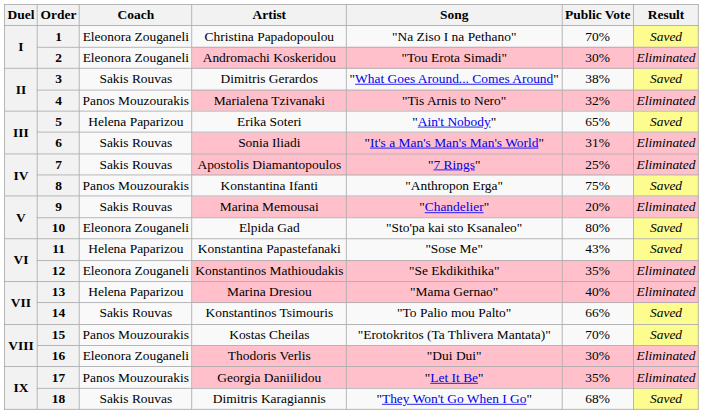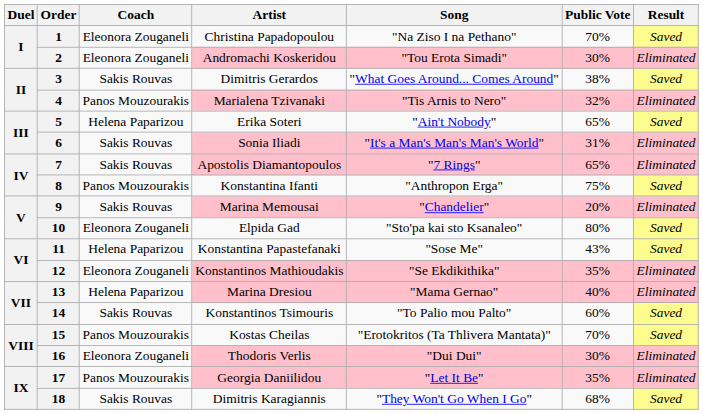(598, 164) 25% -> (598, 164) 65%
(598, 313) 66% -> (598, 313) 60%
